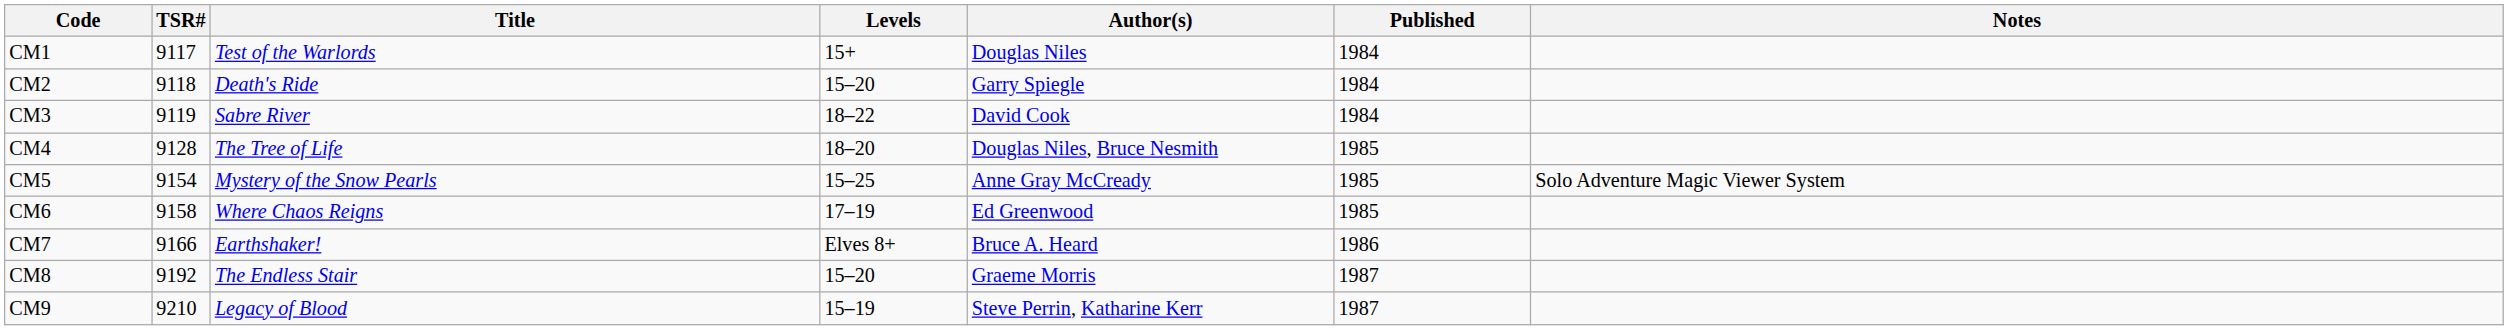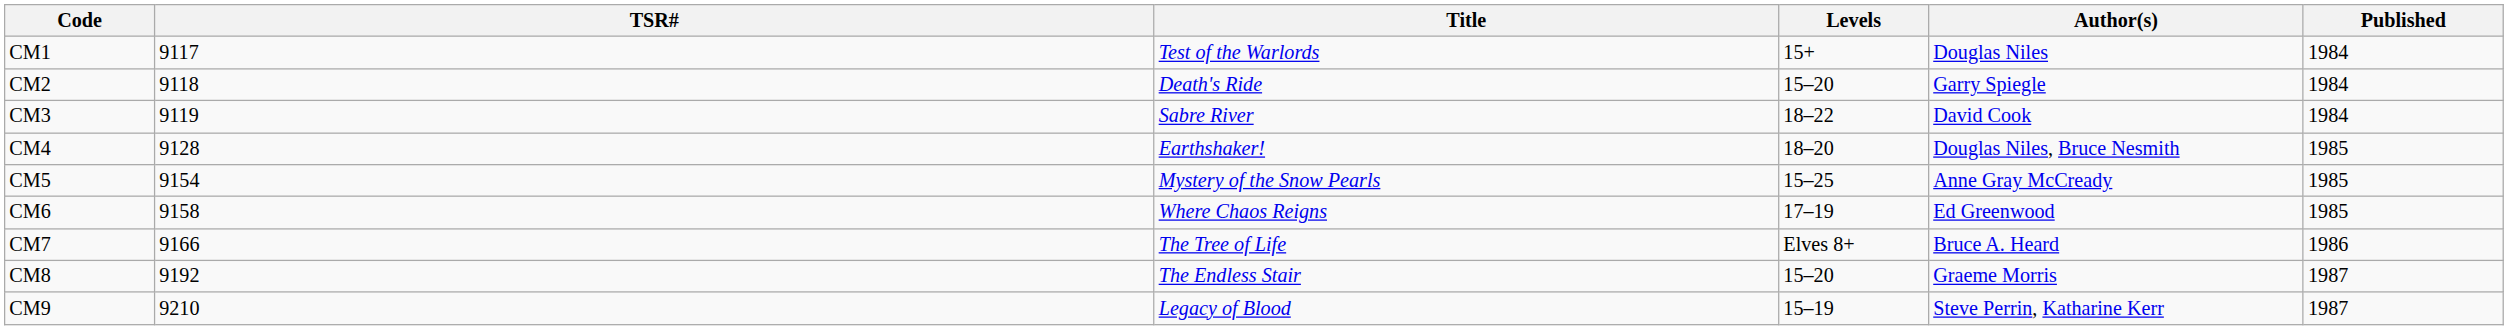- column: (2017, 20)
(279, 148) The Tree of Life -> (1212, 148) Earthshaker!
(268, 244) Earthshaker! -> (1222, 244) The Tree of Life
